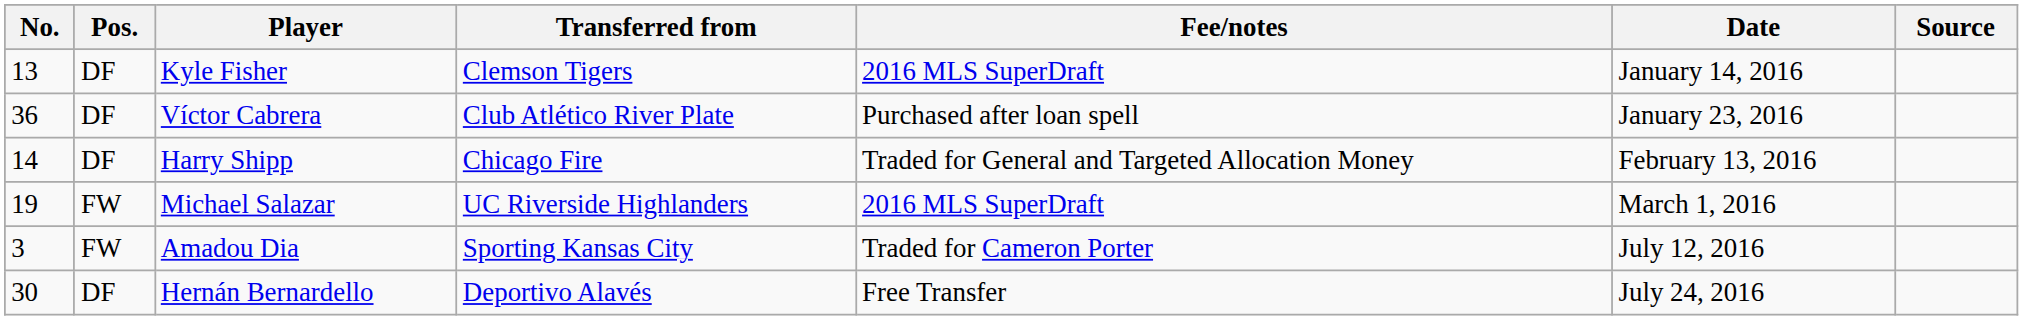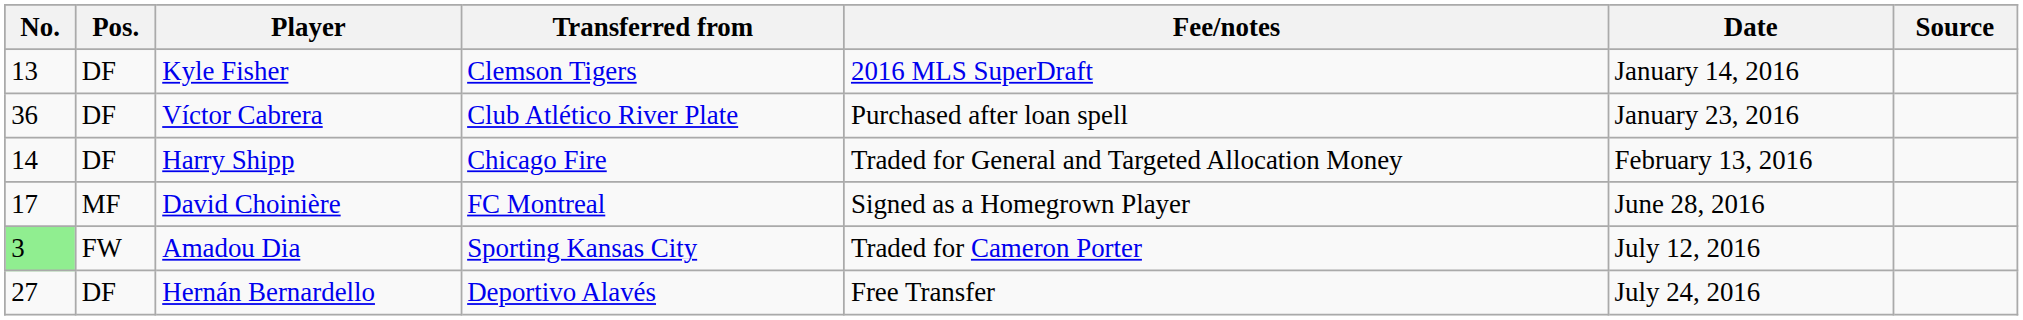- row: (248, 204)
+ row: (251, 204)
(18, 248) no background -> (18, 248) lightgreen background
(25, 293) 30 -> (25, 293) 27
